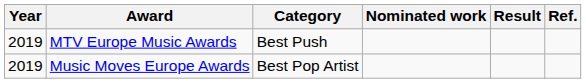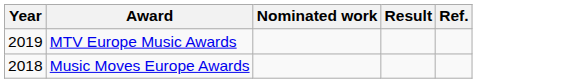- column: (308, 16)
(25, 66) 2019 -> (25, 66) 2018
